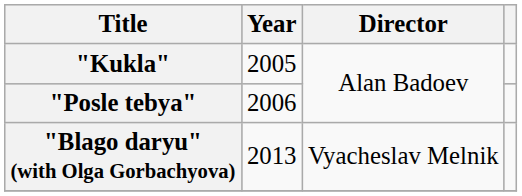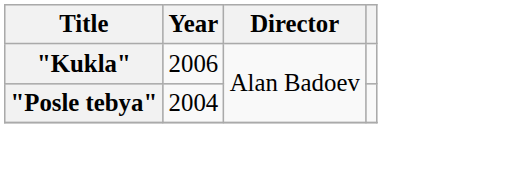(272, 63) 2005 -> (193, 63) 2006
(272, 102) 2006 -> (193, 102) 2004
- row: (123, 156)
